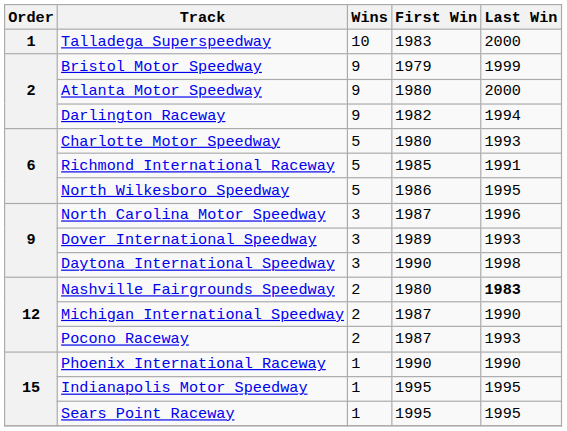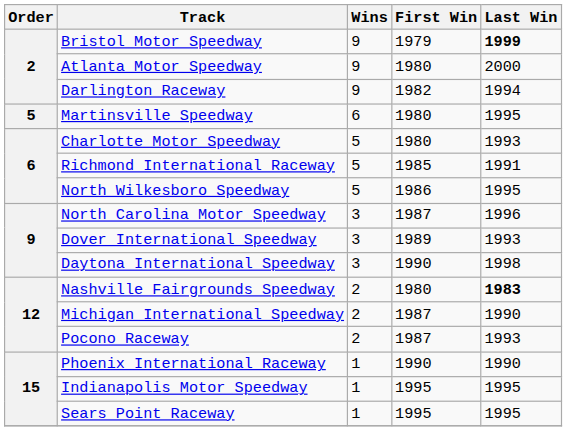- row: (166, 42)
(503, 67) normal -> (503, 42) bold
+ row: (157, 116)
